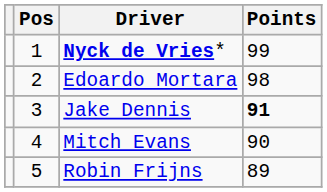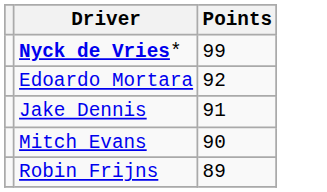- column: (36, 20)
(258, 81) 98 -> (214, 81) 92
(258, 112) bold -> (214, 112) normal
